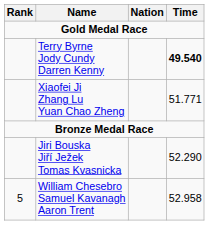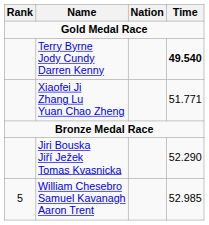(185, 199) 52.958 -> (185, 199) 52.985
